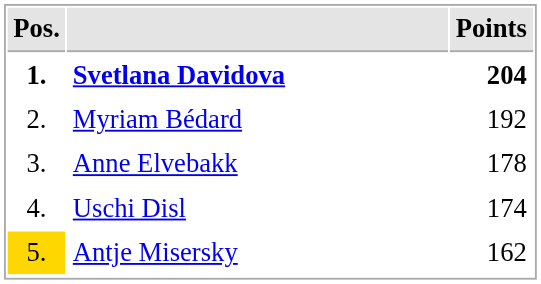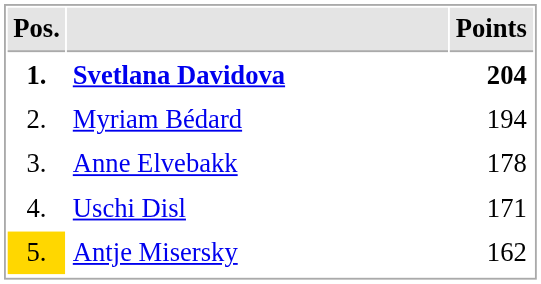(507, 119) 192 -> (507, 119) 194
(507, 208) 174 -> (507, 208) 171
